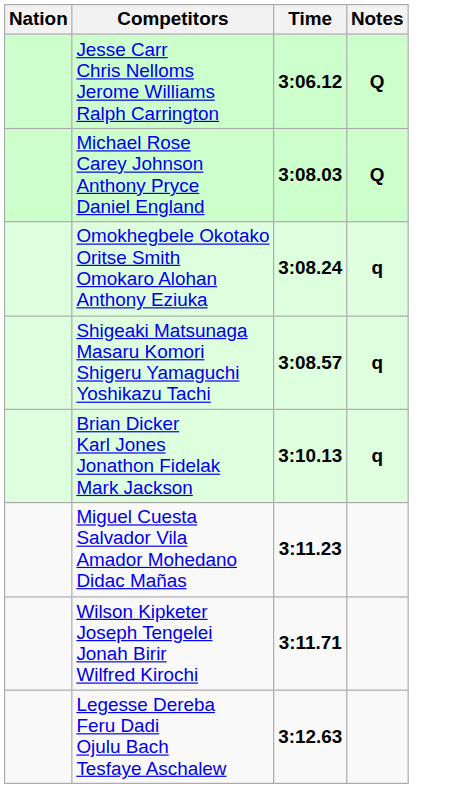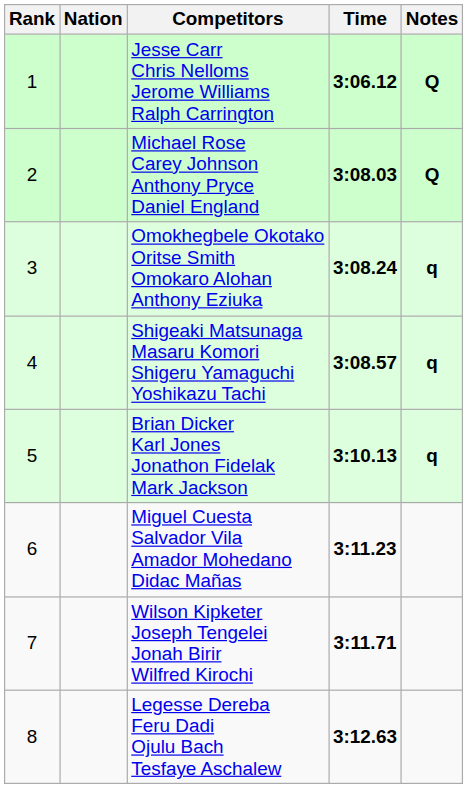+ column: (32, 19)
